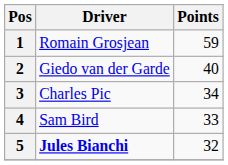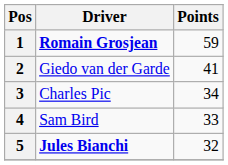(94, 42) normal -> (98, 42) bold
(211, 68) 40 -> (211, 68) 41
